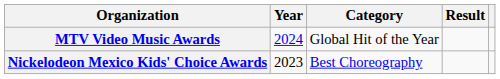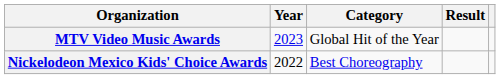(288, 39) 2024 -> (288, 39) 2023
(288, 62) 2023 -> (288, 62) 2022
